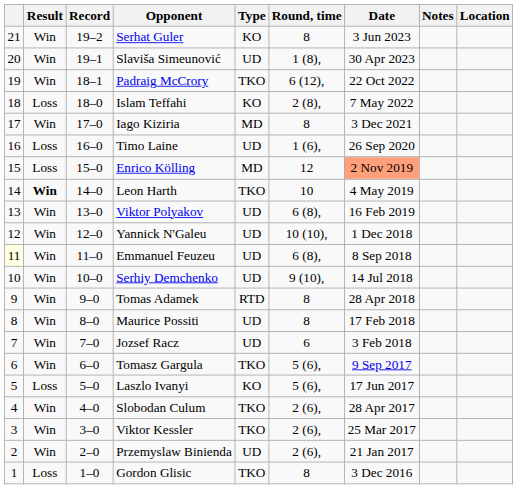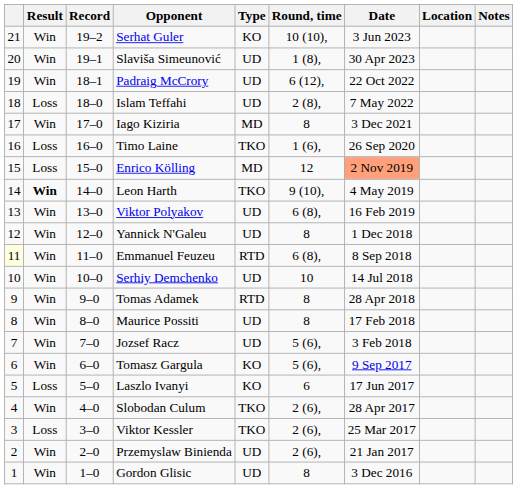columns swapped: (485, 15) <-> (438, 15)
(307, 37) 8 -> (307, 37) 10 (10),
(252, 81) TKO -> (252, 81) UD
(252, 102) KO -> (252, 102) UD
(252, 146) UD -> (252, 146) TKO
(307, 190) 10 -> (307, 190) 9 (10),
(307, 233) 10 (10), -> (307, 233) 8
(252, 255) UD -> (252, 255) RTD
(307, 277) 9 (10), -> (307, 277) 10
(307, 342) 6 -> (307, 342) 5 (6),
(252, 364) TKO -> (252, 364) KO
(307, 386) 5 (6), -> (307, 386) 6
(45, 429) Win -> (45, 429) Loss
(45, 473) Loss -> (45, 473) Win
(252, 473) TKO -> (252, 473) UD
